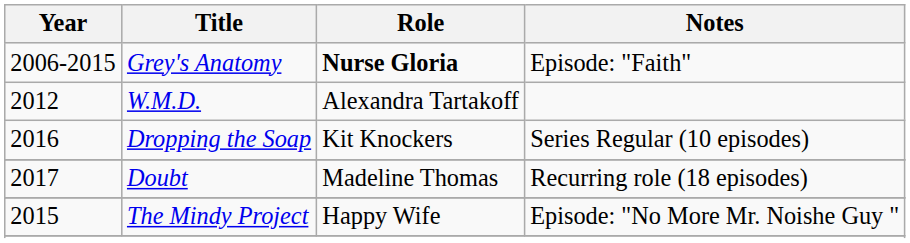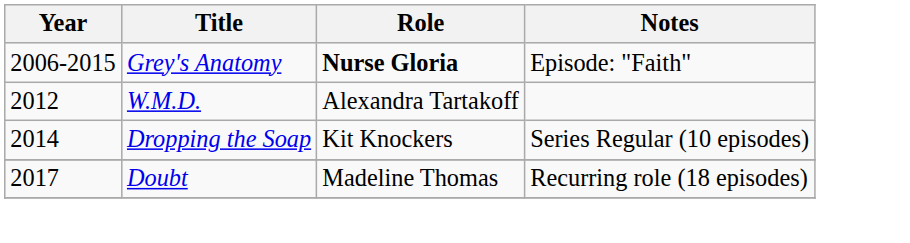(35, 139) 2016 -> (35, 139) 2014
- row: (218, 216)
